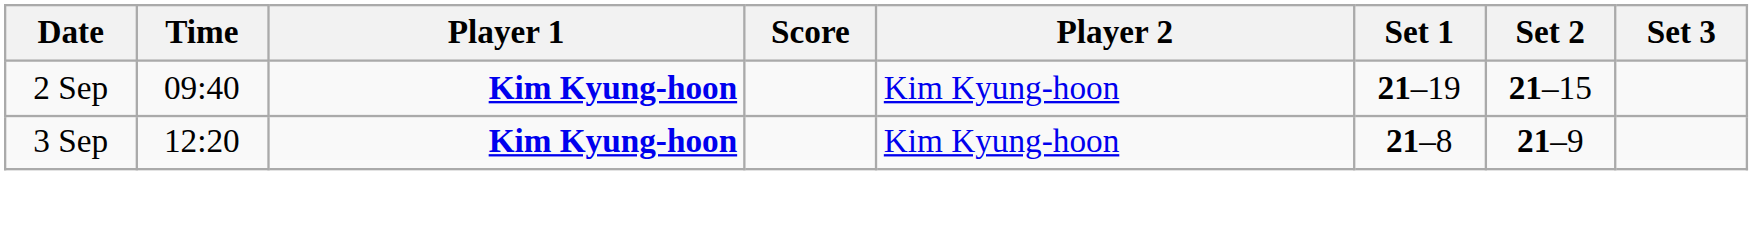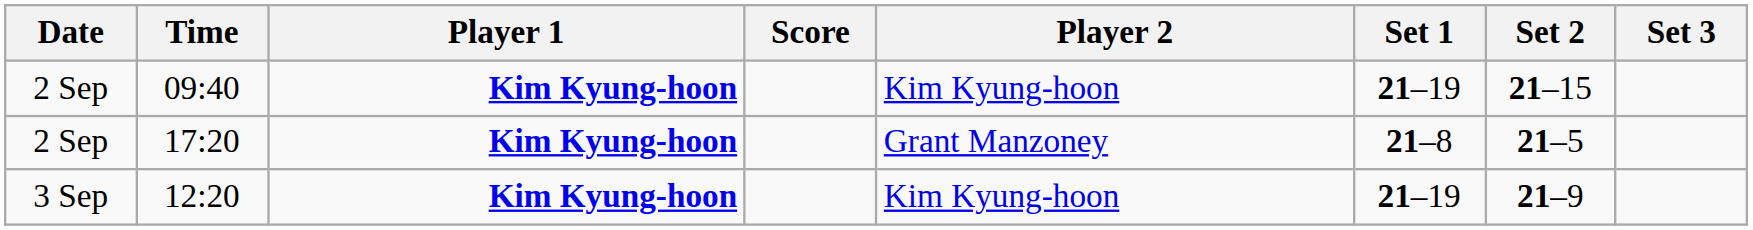+ row: (202, 142)
(1419, 142) 21–8 -> (1419, 196) 21–19
